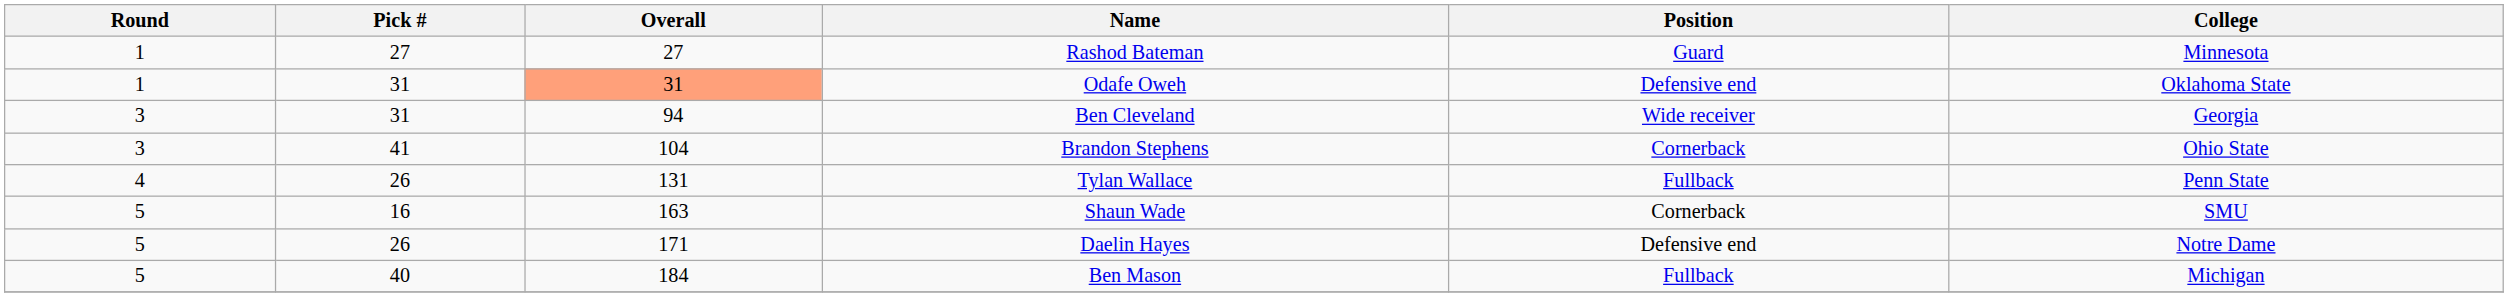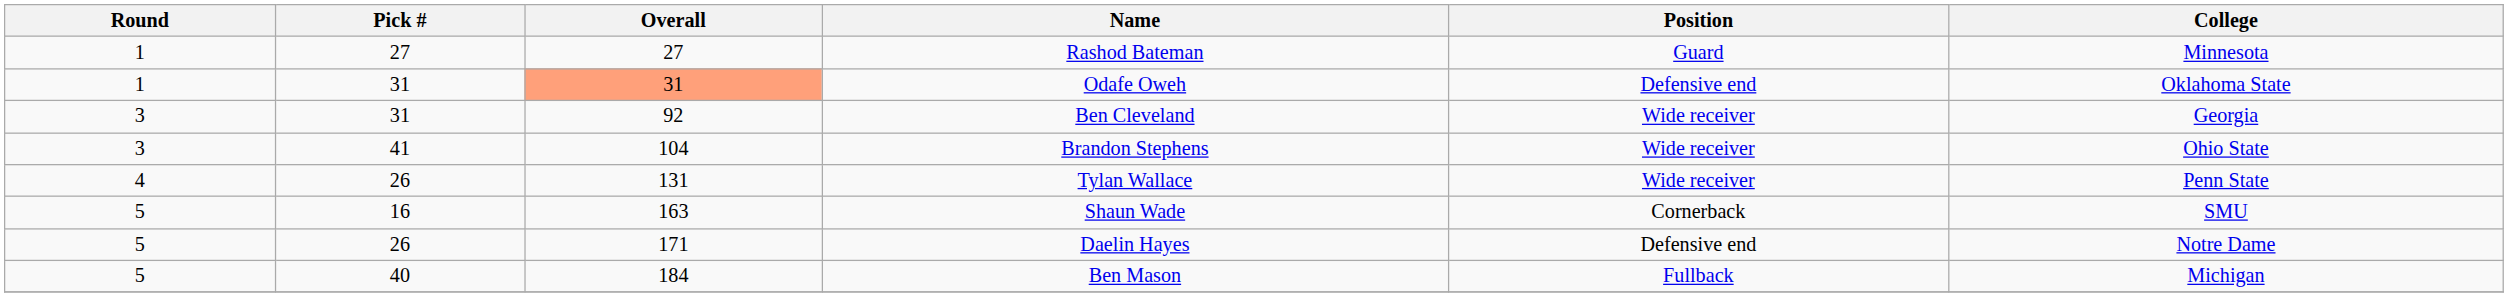(673, 116) 94 -> (673, 116) 92
(1698, 148) Cornerback -> (1698, 148) Wide receiver
(1698, 180) Fullback -> (1698, 180) Wide receiver
